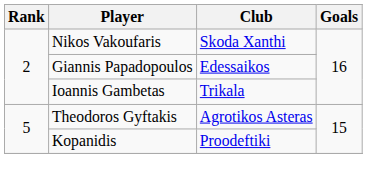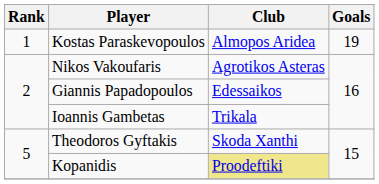+ row: (128, 41)
(243, 41) Skoda Xanthi -> (268, 66) Agrotikos Asteras
(256, 116) Agrotikos Asteras -> (255, 141) Skoda Xanthi
(235, 141) no background -> (247, 166) khaki background
